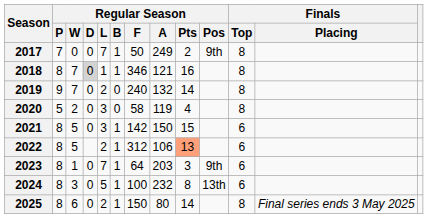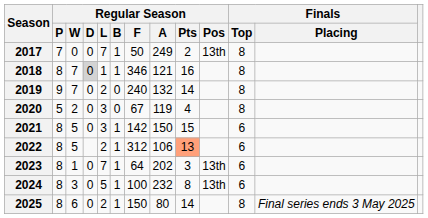(214, 52) 9th -> (214, 52) 13th
(137, 109) 58 -> (137, 109) 67
(163, 166) 203 -> (163, 166) 202
(214, 166) 9th -> (214, 166) 13th
